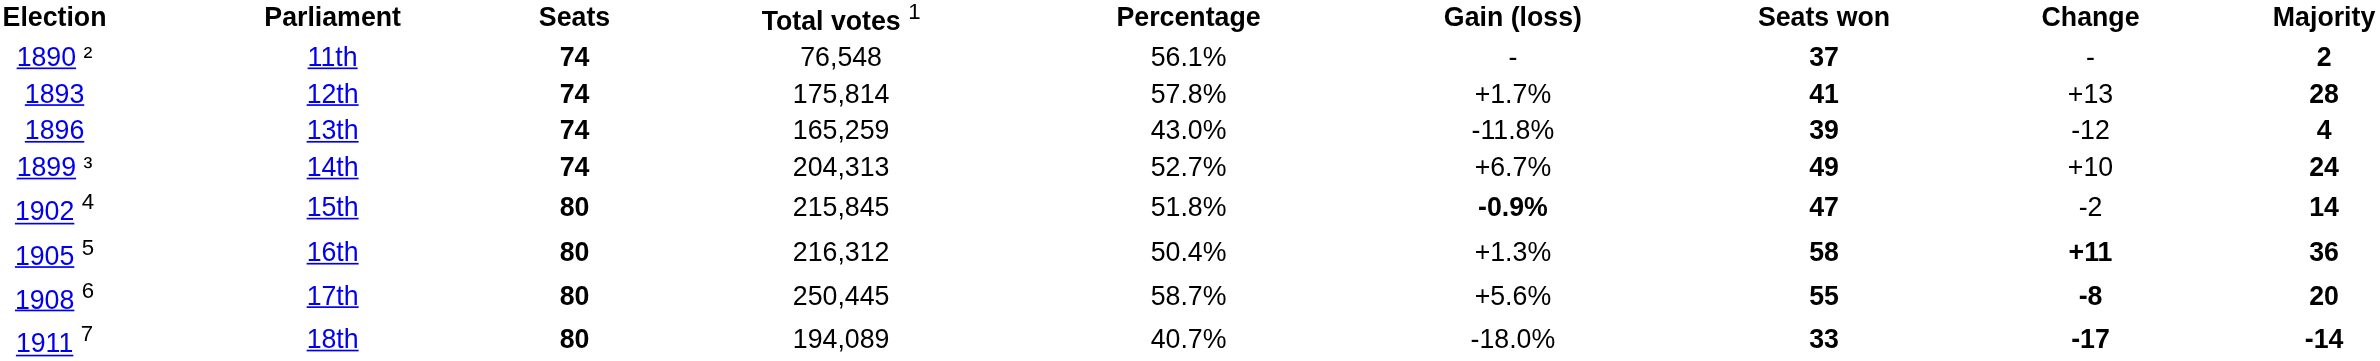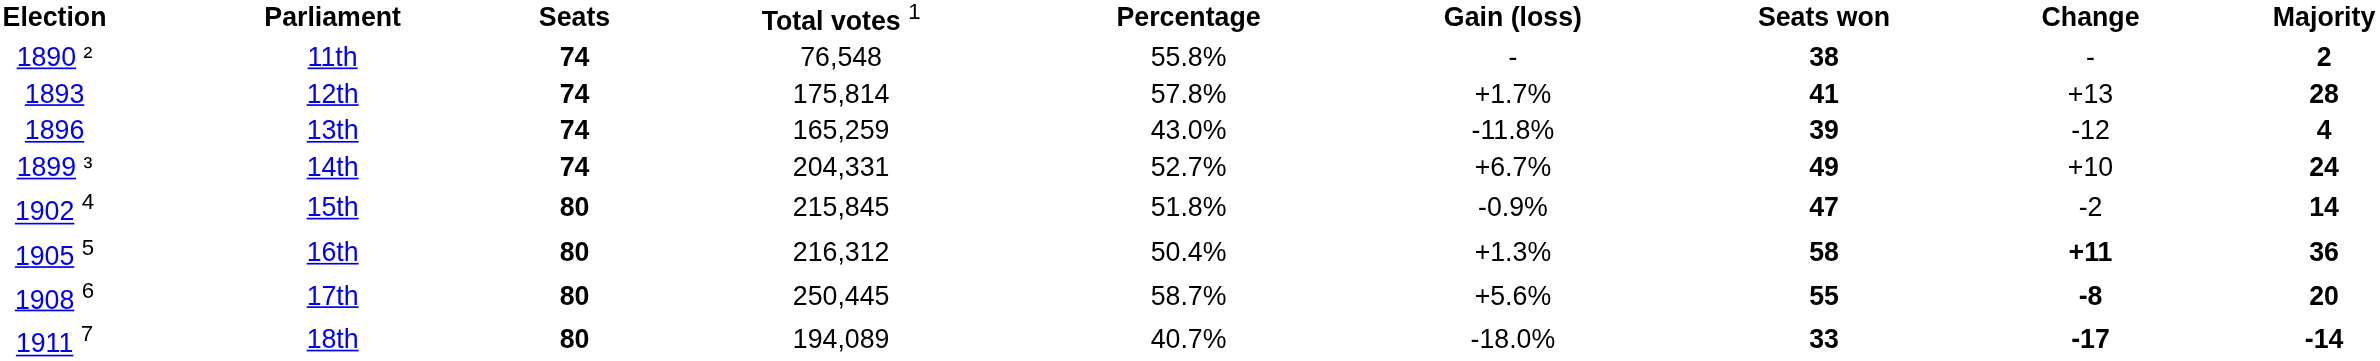(1189, 57) 56.1% -> (1189, 57) 55.8%
(1824, 57) 37 -> (1824, 57) 38
(841, 167) 204,313 -> (841, 167) 204,331
(1513, 208) bold -> (1513, 208) normal
